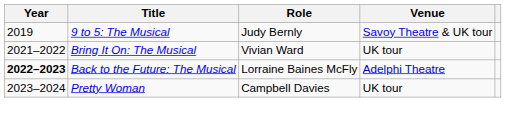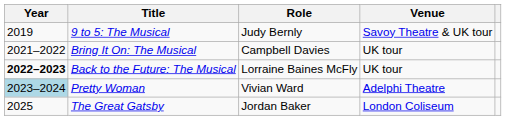(272, 50) Vivian Ward -> (285, 50) Campbell Davies
(404, 69) Adelphi Theatre -> (383, 69) UK tour
(36, 87) no background -> (36, 87) lightblue background
(285, 87) Campbell Davies -> (272, 87) Vivian Ward
(383, 87) UK tour -> (404, 87) Adelphi Theatre
+ row: (117, 106)
